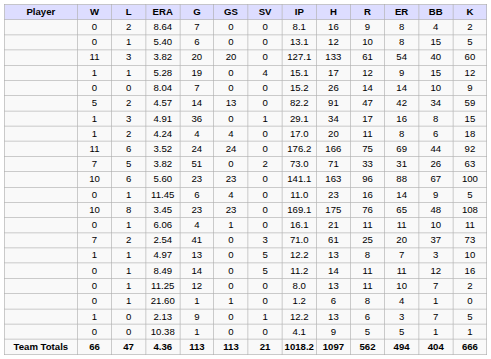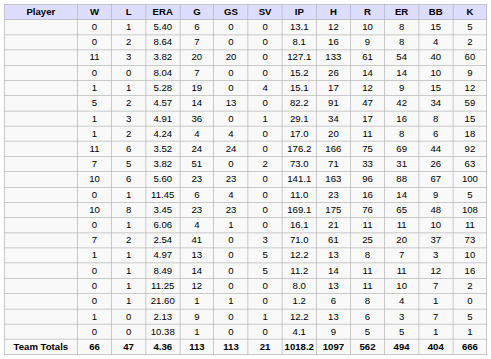rows swapped: (129, 42) <-> (129, 27)
rows swapped: (129, 88) <-> (129, 73)
